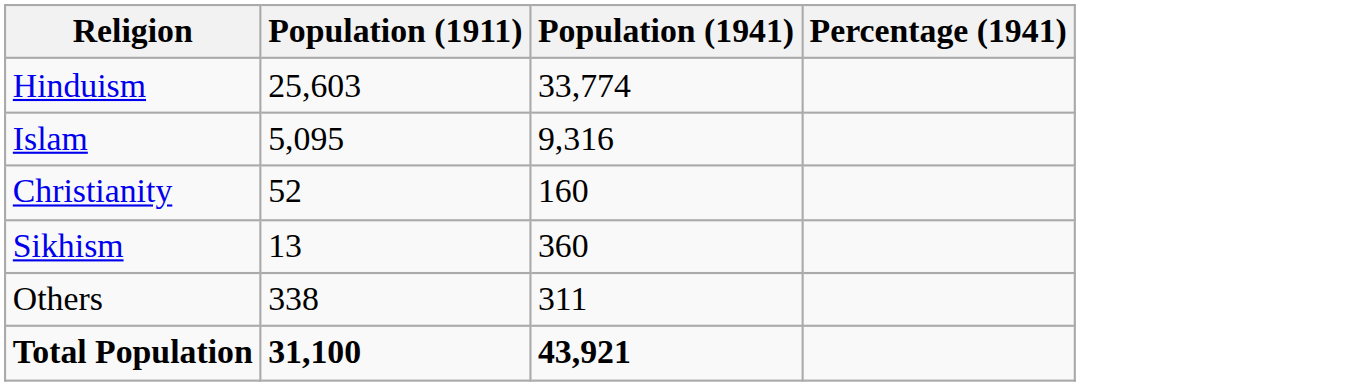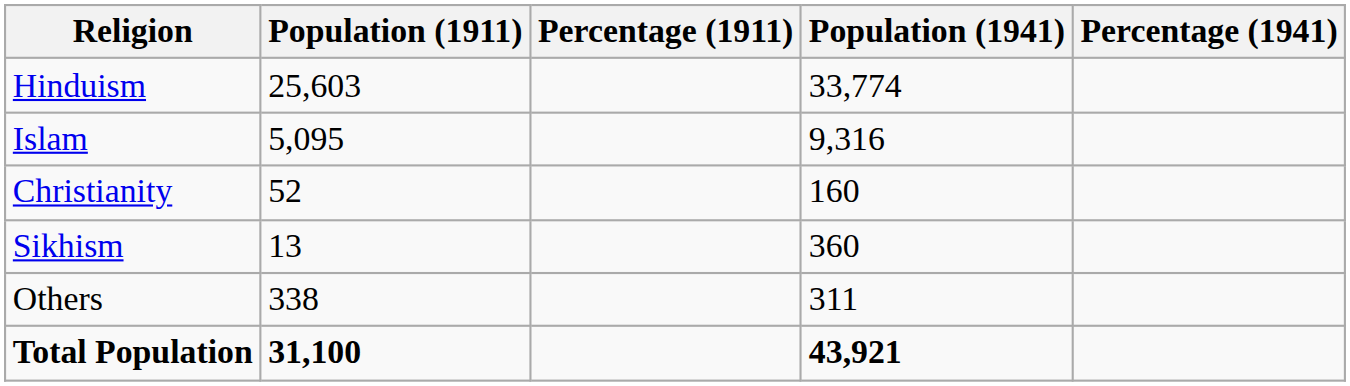+ column: (666, 31)
